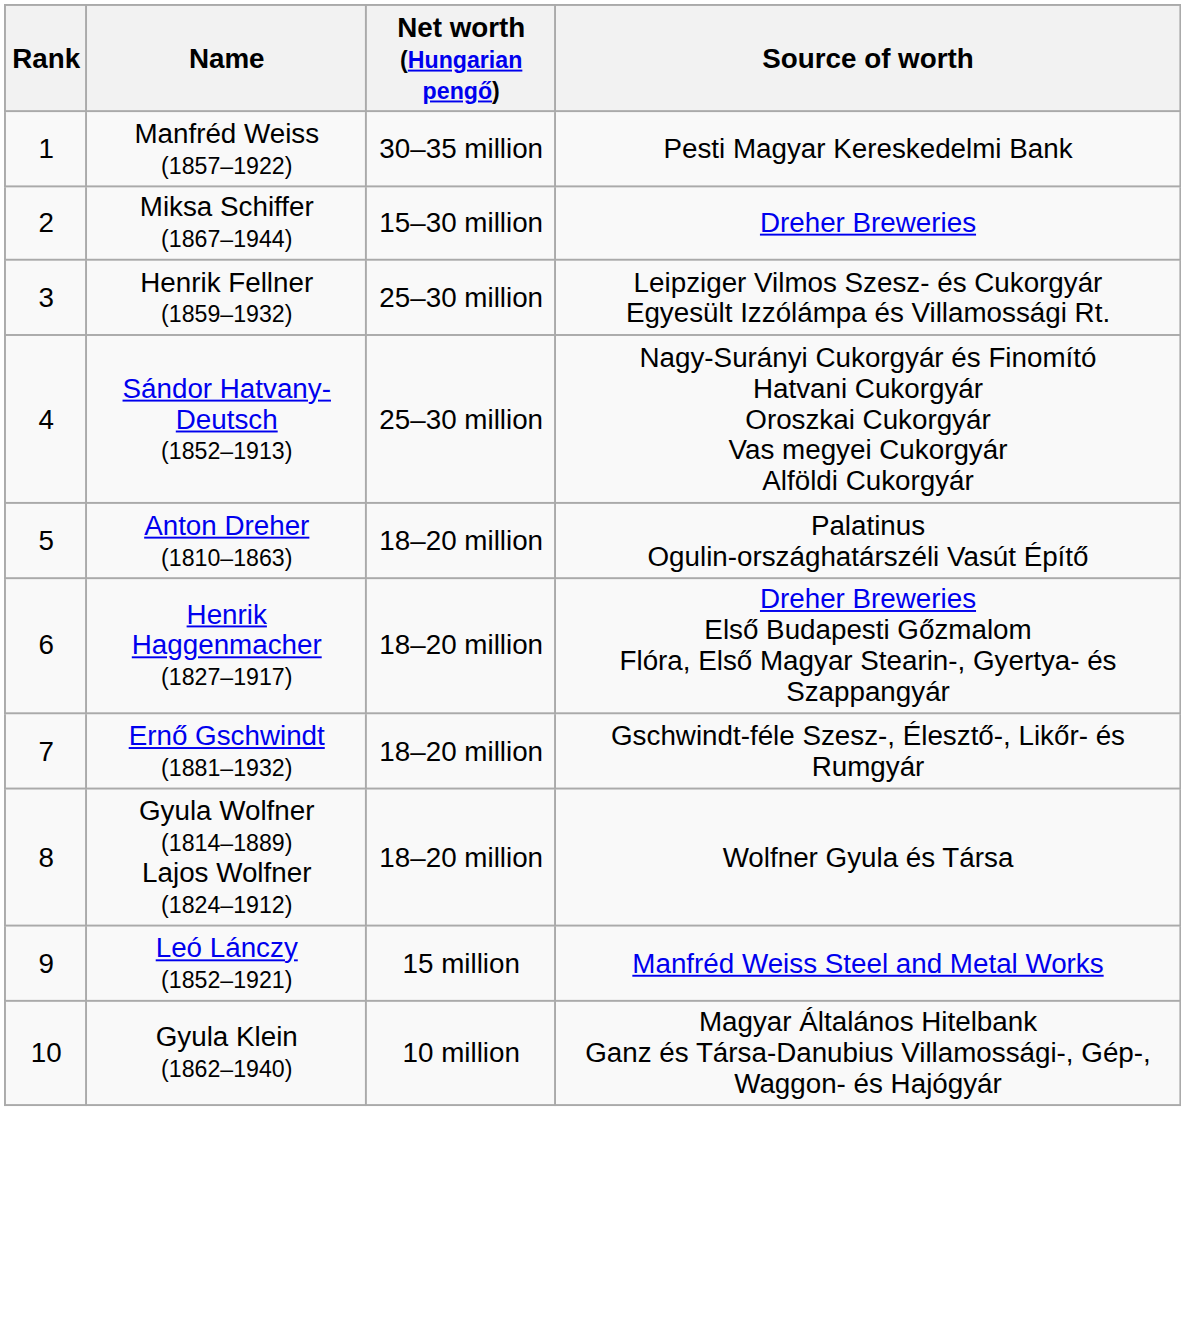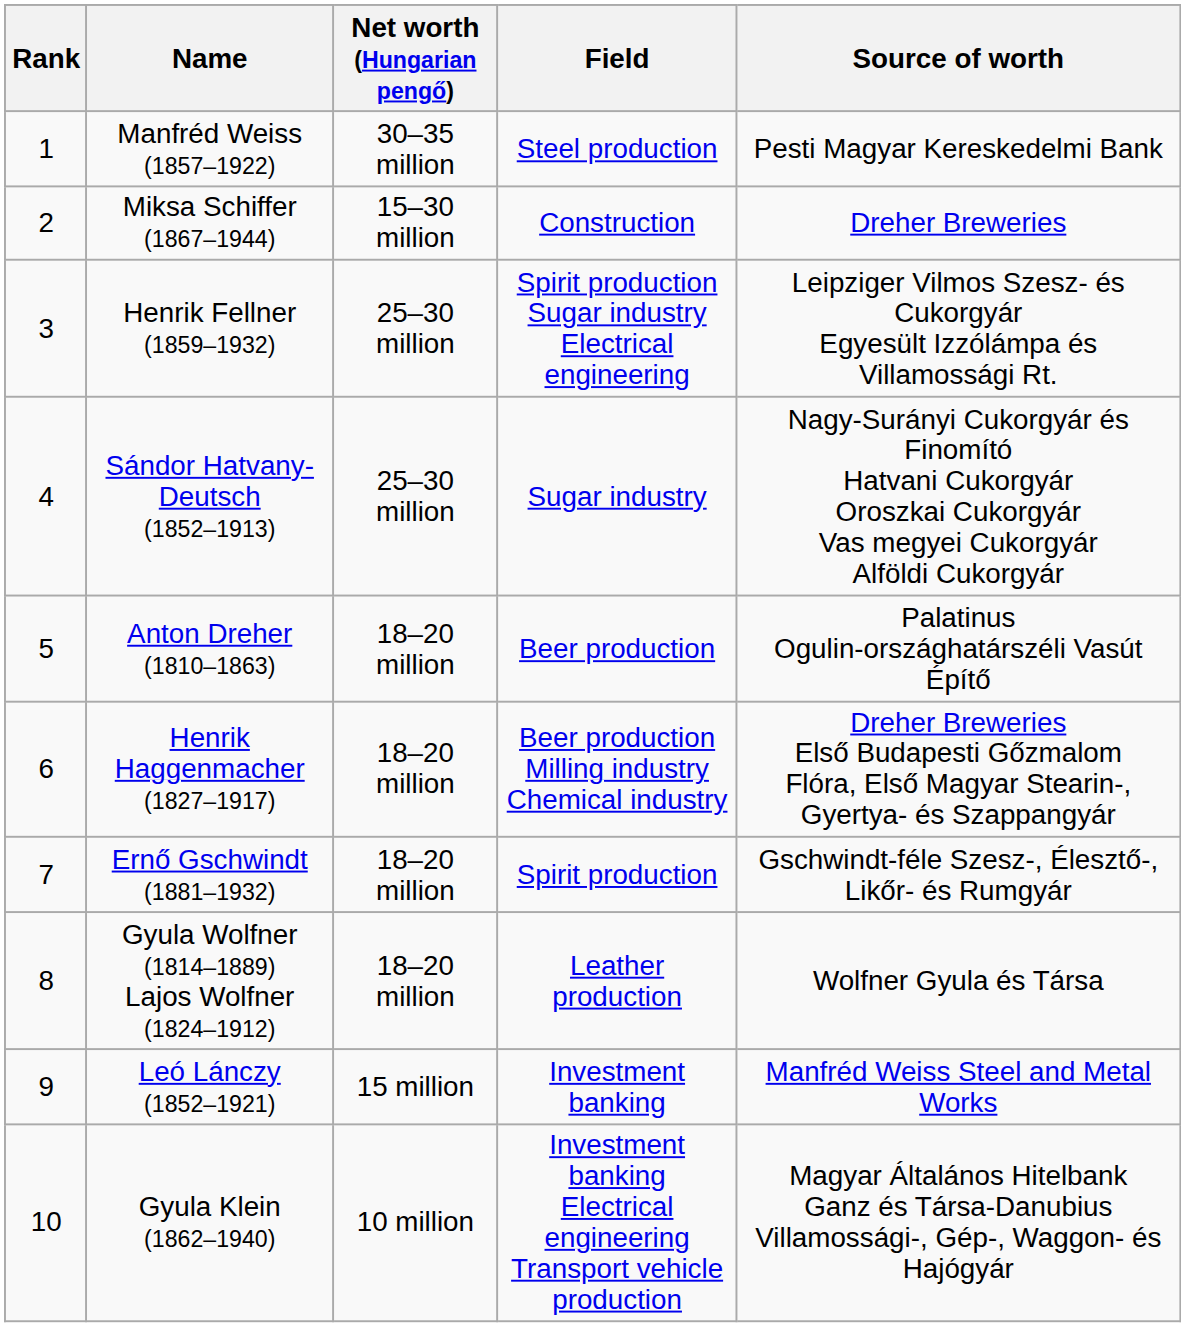+ column: (617, 58)
